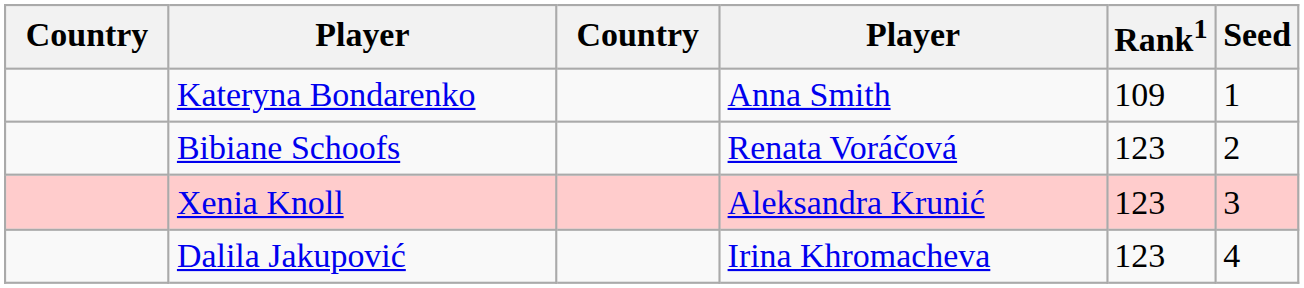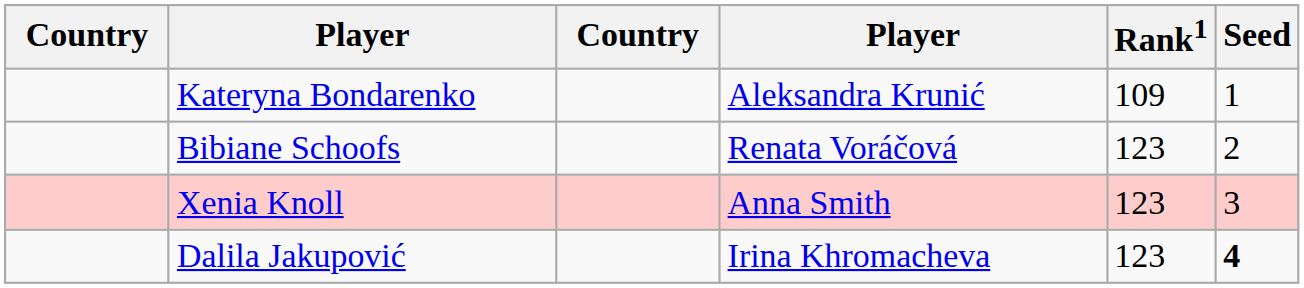(809, 94) Anna Smith -> (856, 94) Aleksandra Krunić
(856, 201) Aleksandra Krunić -> (809, 201) Anna Smith
(1232, 255) normal -> (1232, 255) bold
